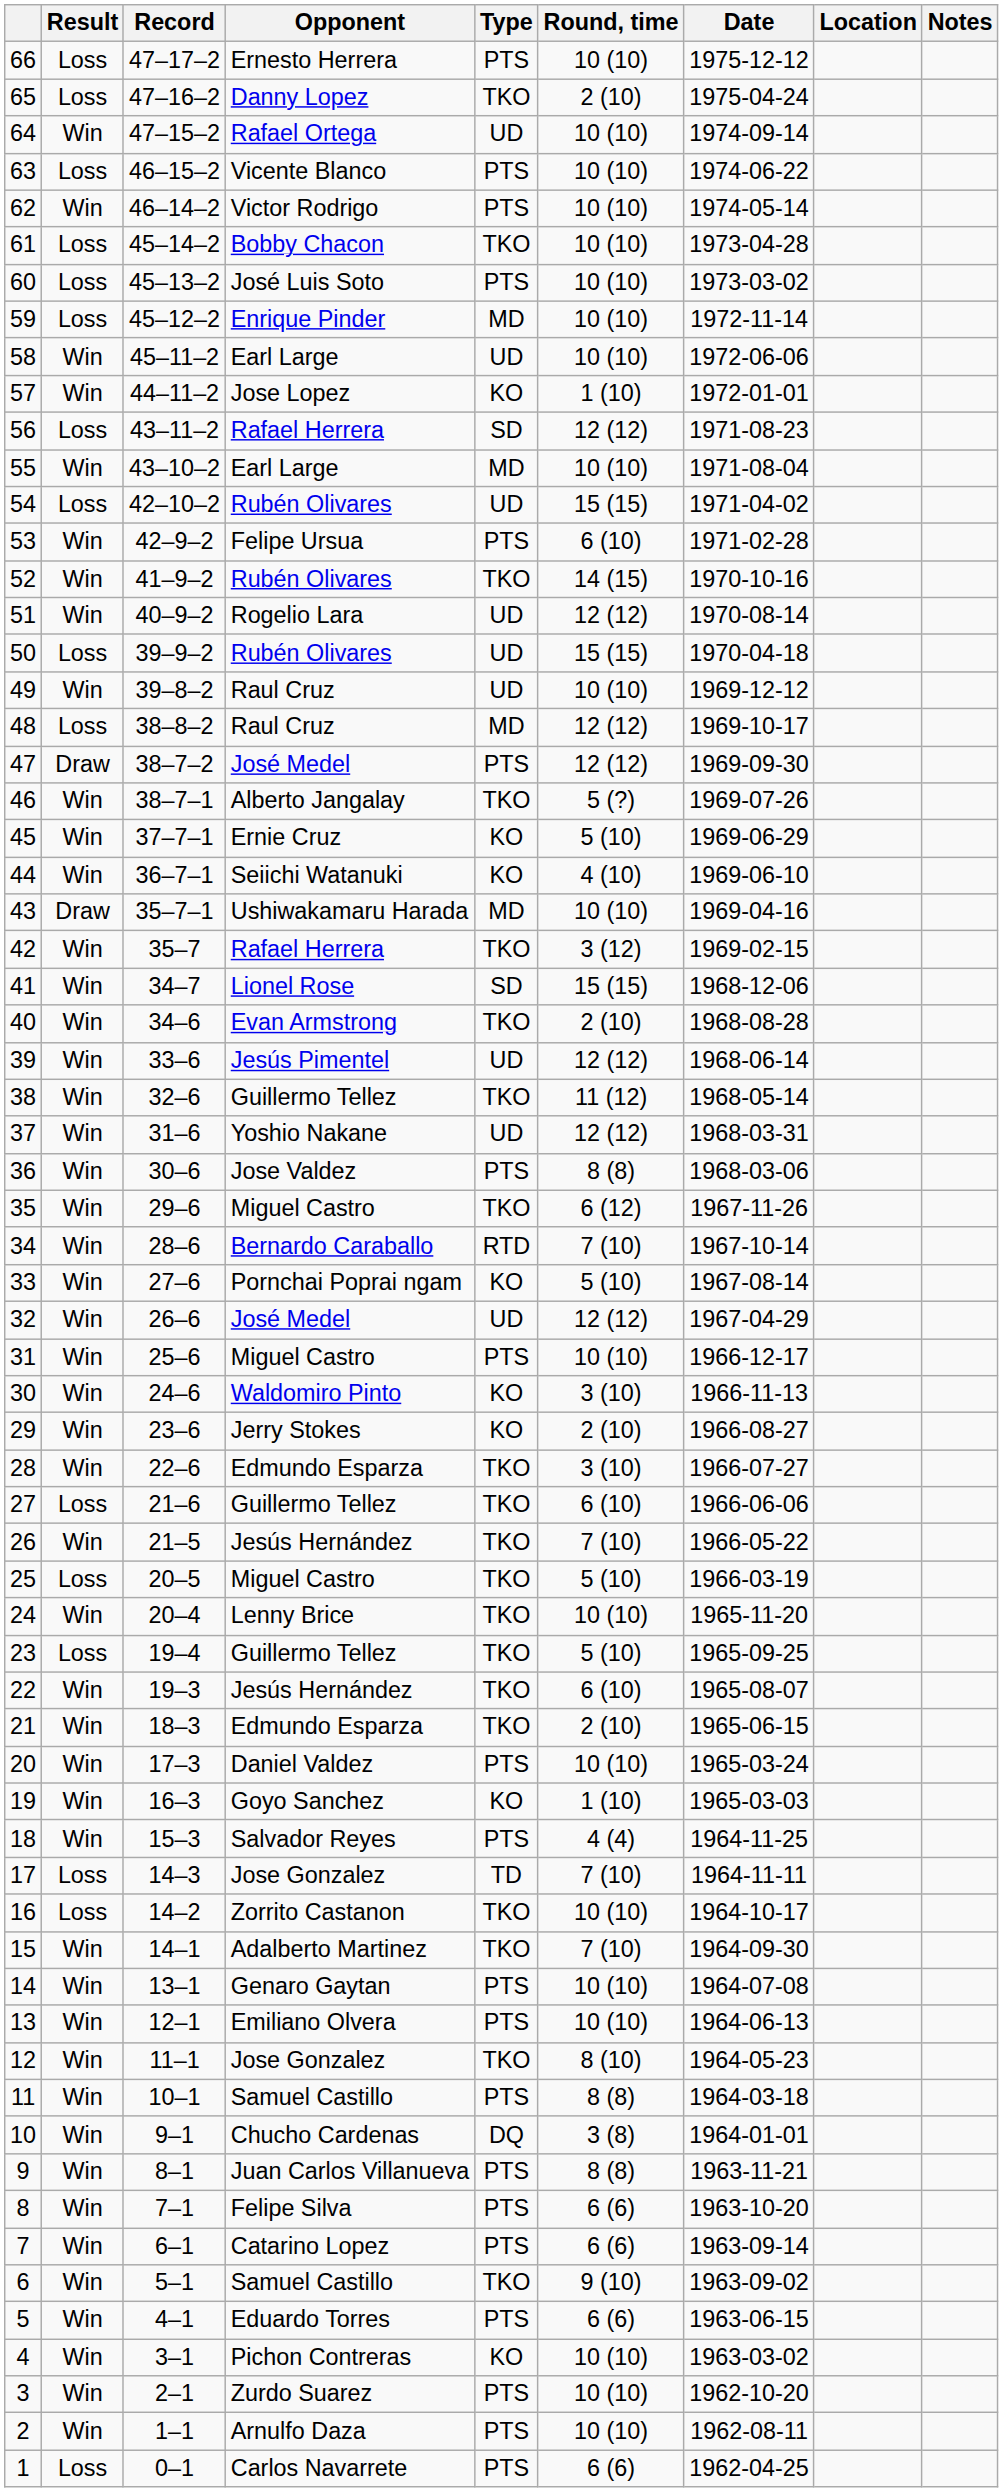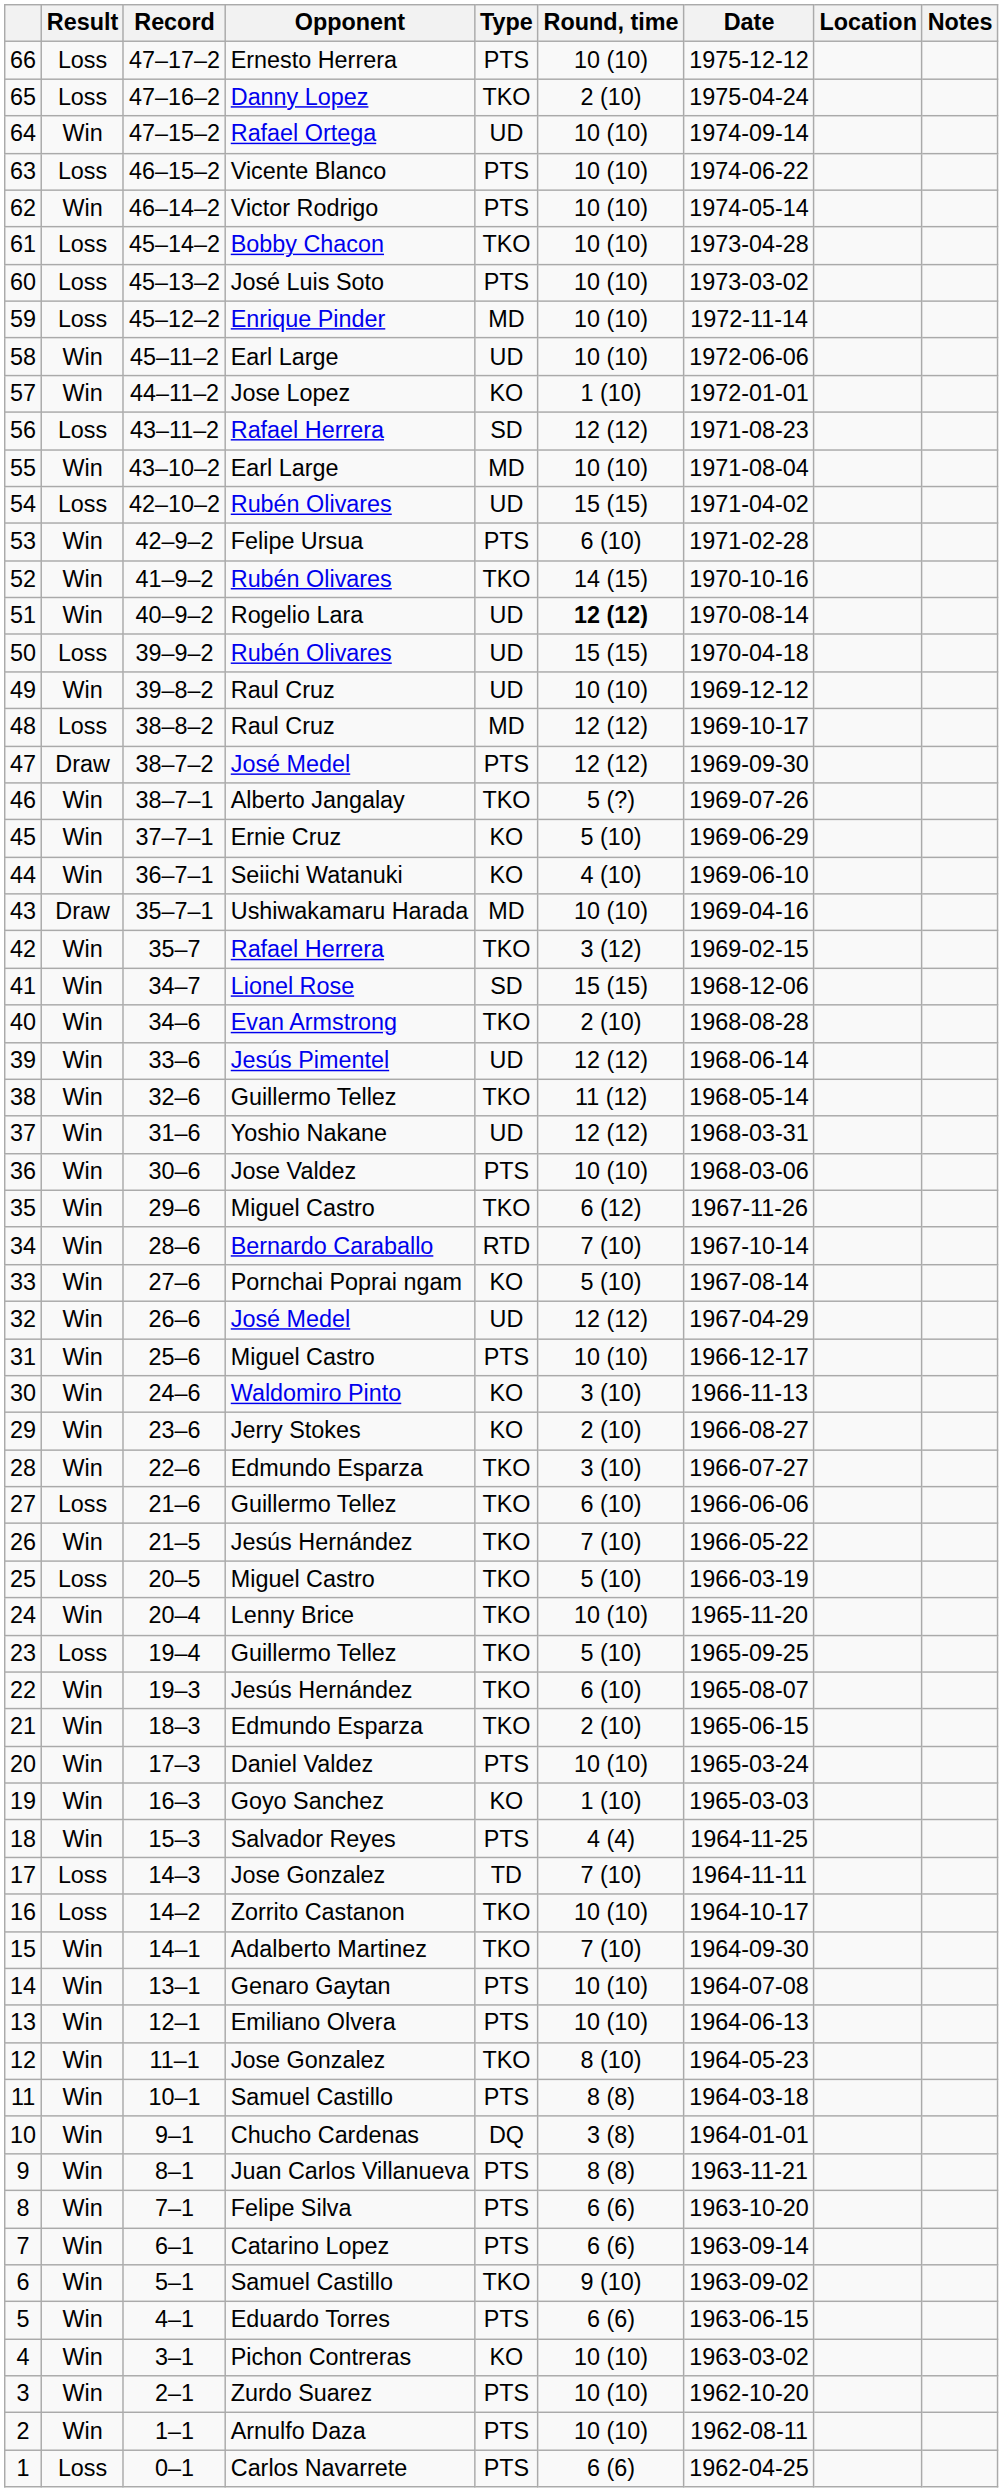(611, 615) normal -> (611, 615) bold
(611, 1171) 8 (8) -> (611, 1171) 10 (10)
